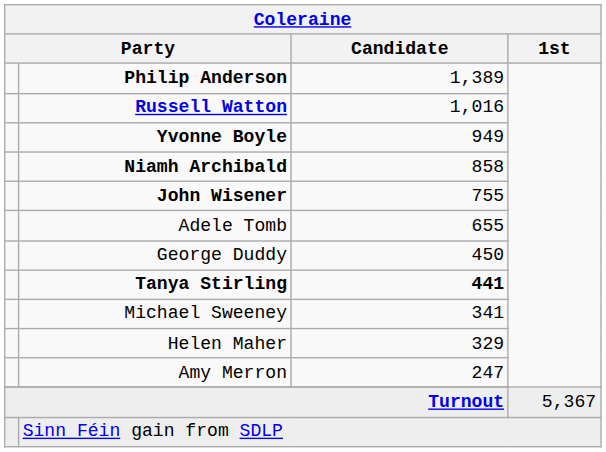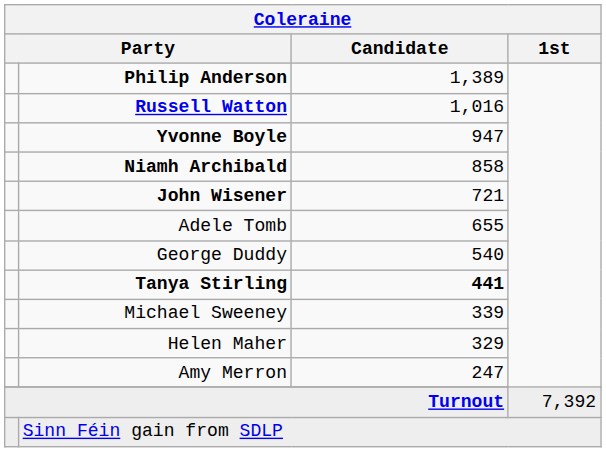(488, 137) 949 -> (488, 137) 947
(488, 196) 755 -> (488, 196) 721
(488, 255) 450 -> (488, 255) 540
(488, 314) 341 -> (488, 314) 339
(569, 402) 5,367 -> (569, 402) 7,392
